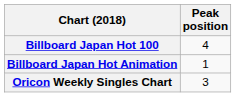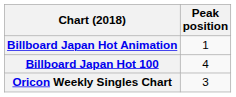rows swapped: (92, 45) <-> (92, 63)
